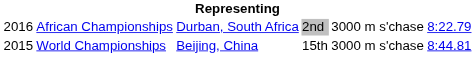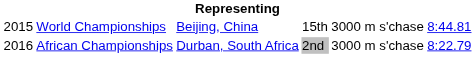rows swapped: (101, 45) <-> (105, 27)
